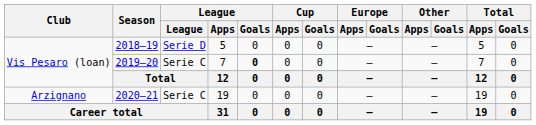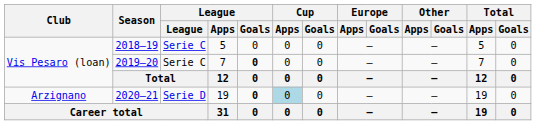(184, 46) Serie D -> (184, 46) Serie C
(184, 95) Serie C -> (184, 95) Serie D
(255, 95) normal -> (255, 95) bold
(287, 95) no background -> (287, 95) lightblue background
